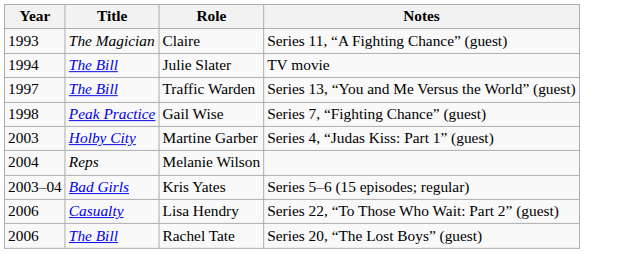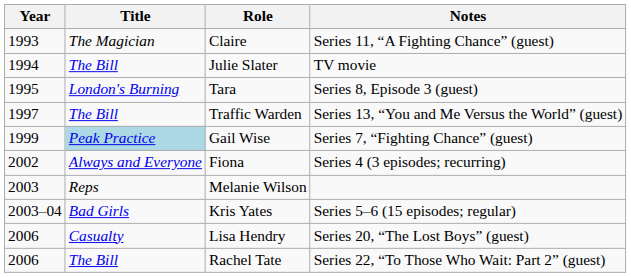+ row: (223, 89)
(23, 114) 1998 -> (23, 138) 1999
(112, 114) no background -> (112, 138) lightblue background
+ row: (227, 162)
- row: (210, 138)
(23, 162) 2004 -> (23, 187) 2003
(413, 211) Series 22, “To Those Who Wait: Part 2” (guest) -> (421, 235) Series 20, “The Lost Boys” (guest)
(375, 235) Series 20, “The Lost Boys” (guest) -> (460, 260) Series 22, “To Those Who Wait: Part 2” (guest)
